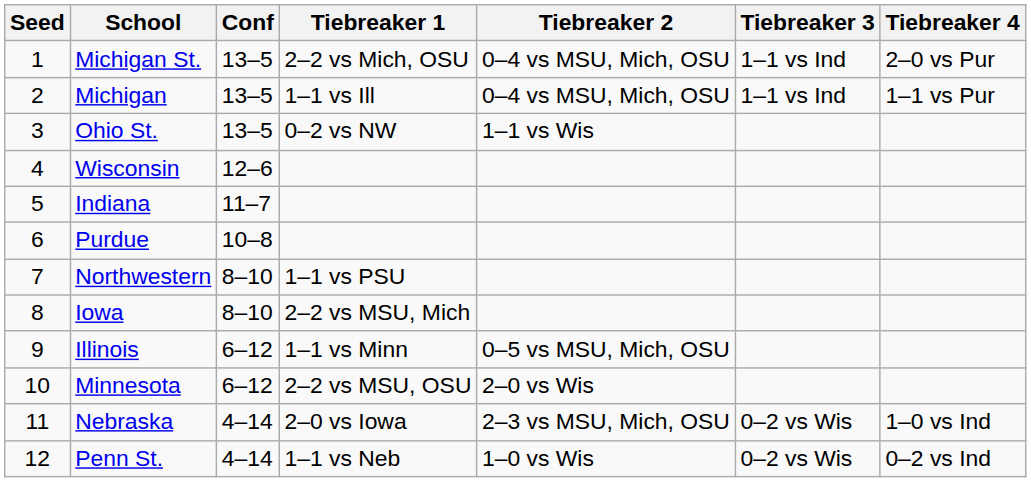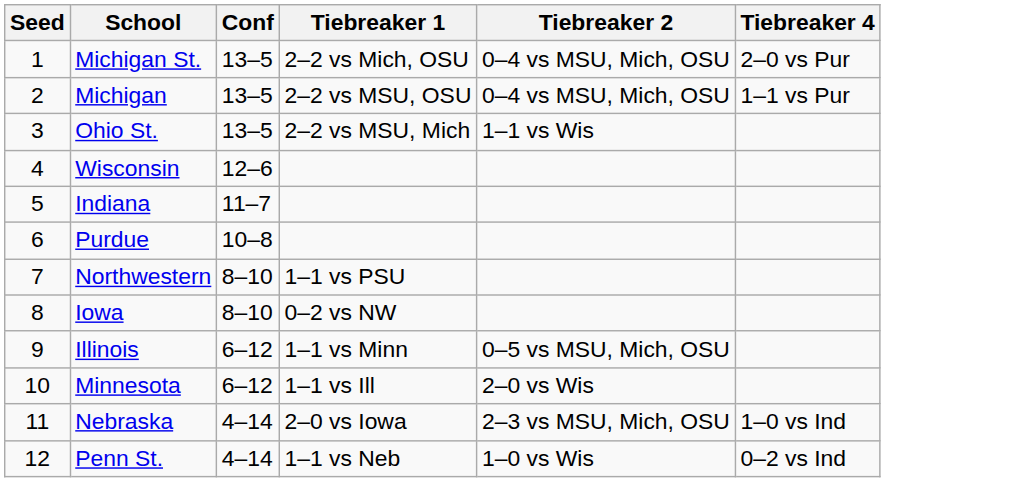- column: (808, 22)
(330, 95) 1–1 vs Ill -> (378, 95) 2–2 vs MSU, OSU
(340, 131) 0–2 vs NW -> (377, 131) 2–2 vs MSU, Mich
(377, 312) 2–2 vs MSU, Mich -> (340, 312) 0–2 vs NW
(378, 385) 2–2 vs MSU, OSU -> (330, 385) 1–1 vs Ill
